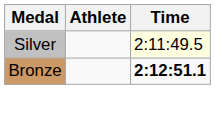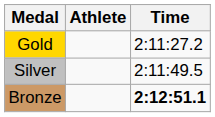+ row: (35, 44)
(168, 44) lightyellow background -> (168, 71) no background
